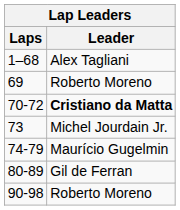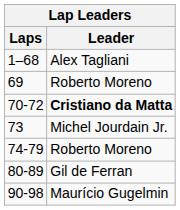(109, 149) Maurício Gugelmin -> (101, 149) Roberto Moreno
(101, 194) Roberto Moreno -> (109, 194) Maurício Gugelmin
